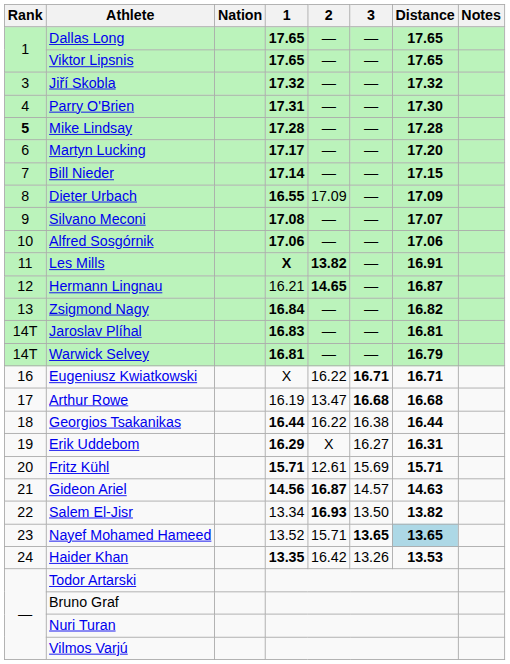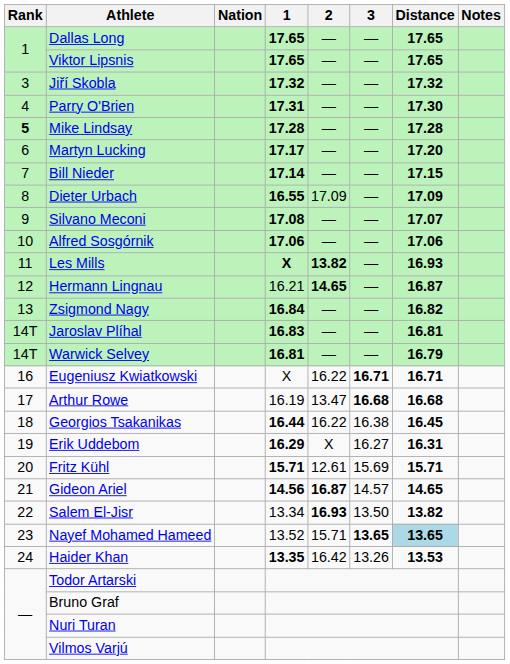(425, 264) 16.91 -> (425, 264) 16.93
(425, 422) 16.44 -> (425, 422) 16.45
(425, 490) 14.63 -> (425, 490) 14.65
